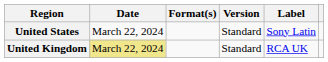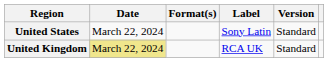columns swapped: (241, 13) <-> (291, 13)
